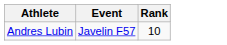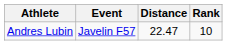+ column: (164, 13)
